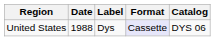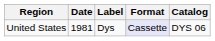(82, 28) 1988 -> (82, 28) 1981
